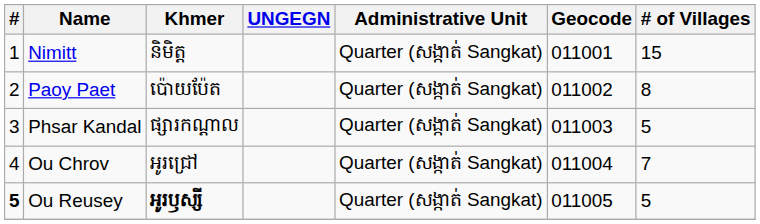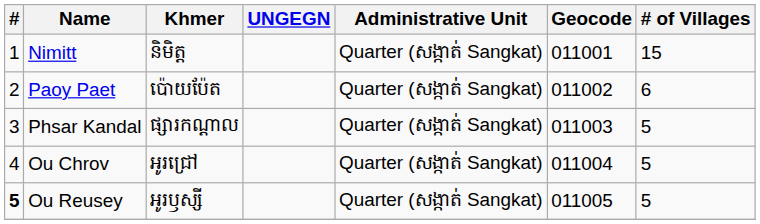(646, 89) 8 -> (646, 89) 6
(646, 164) 7 -> (646, 164) 5
(177, 199) bold -> (177, 199) normal
